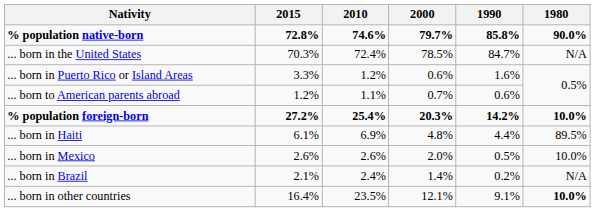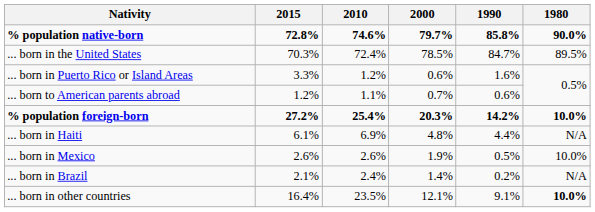(576, 55) N/A -> (571, 55) 89.5%
(571, 136) 89.5% -> (576, 136) N/A
(440, 156) 2.0% -> (440, 156) 1.9%
